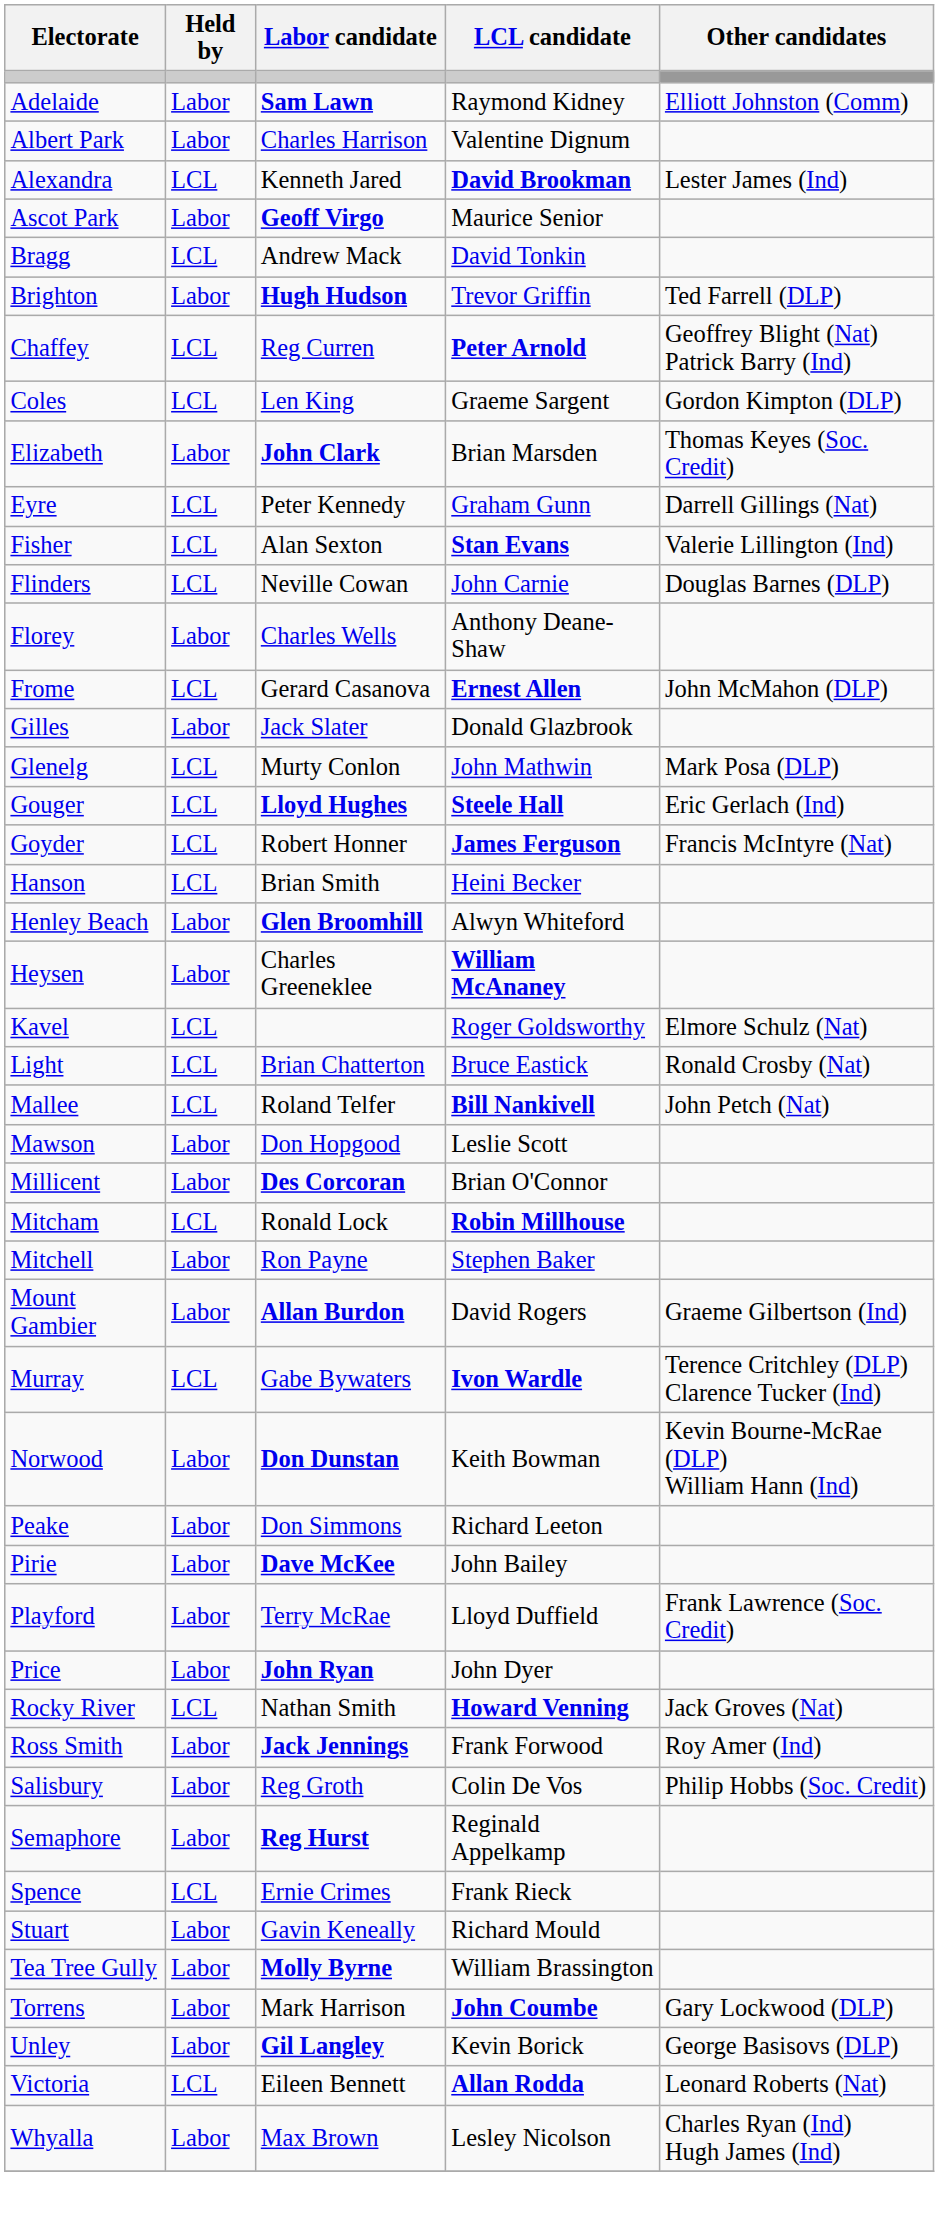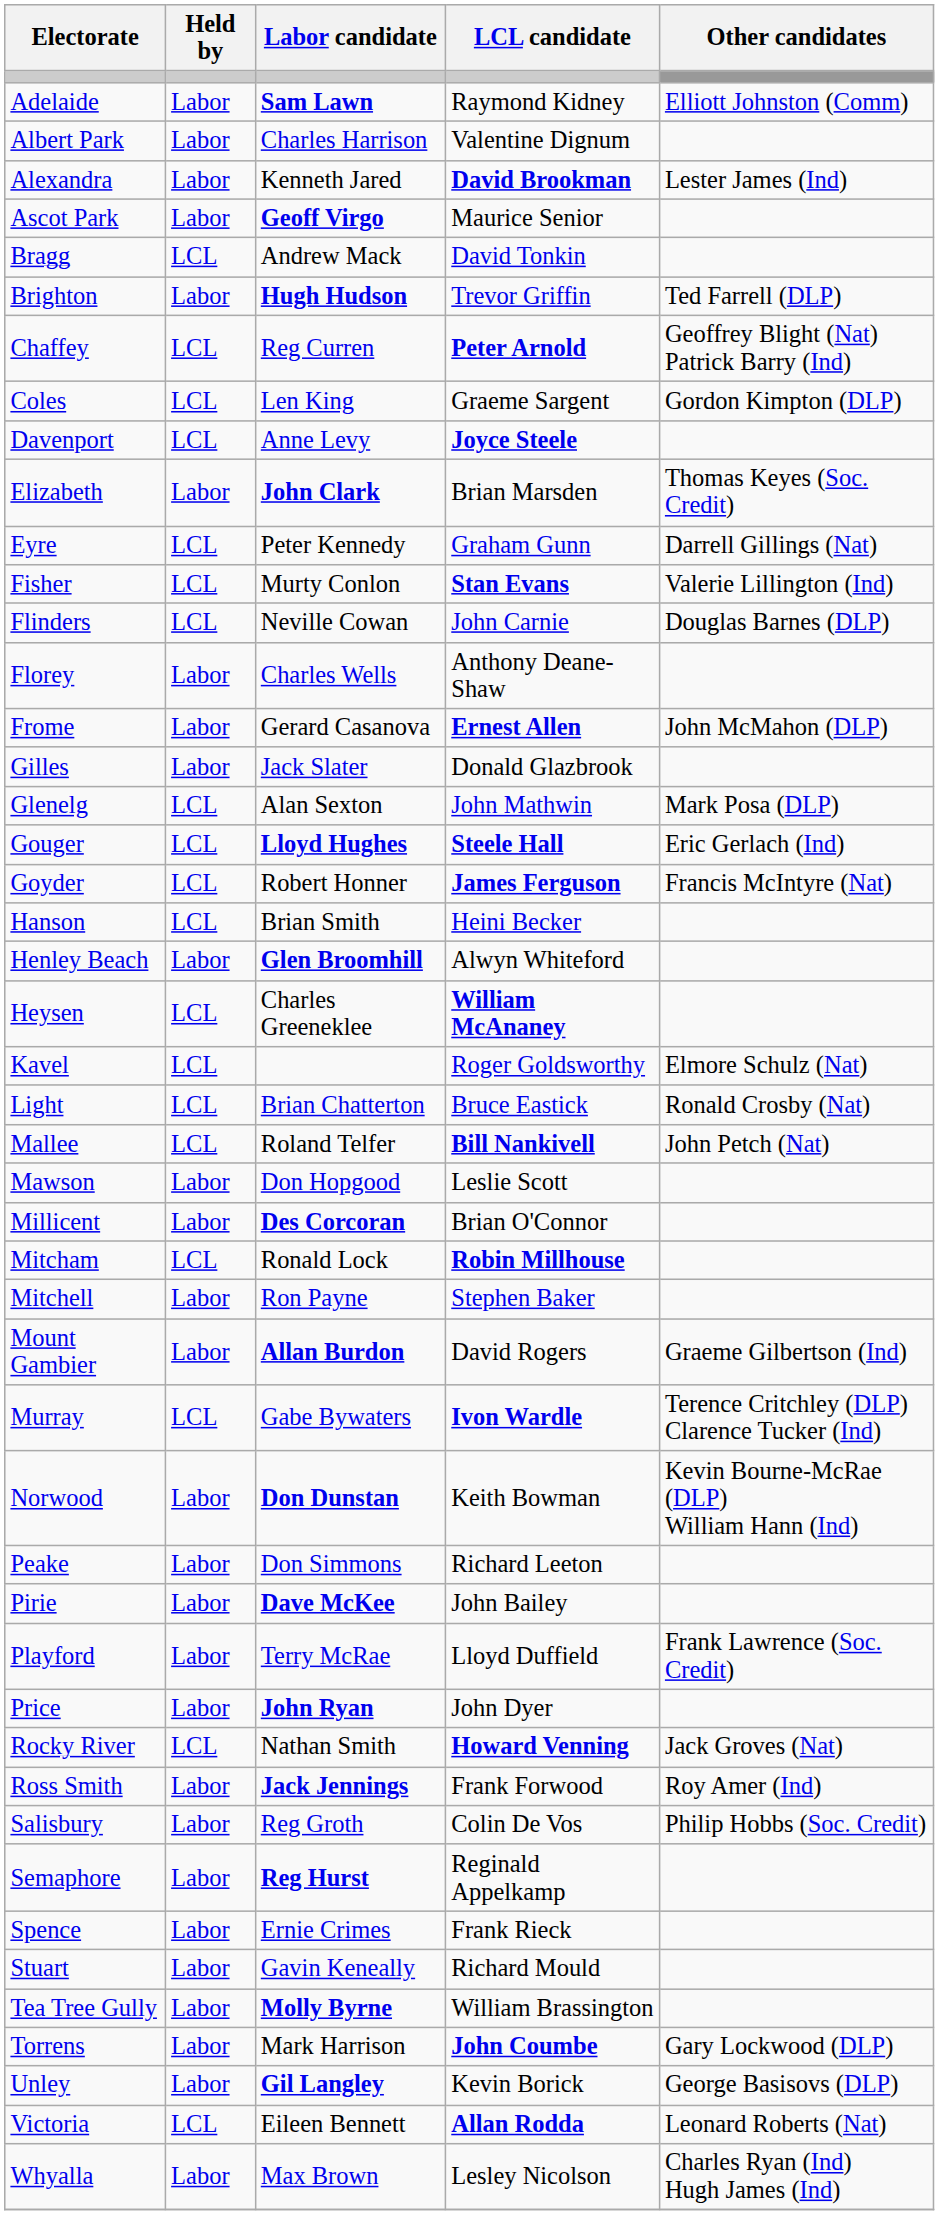(194, 179) LCL -> (200, 179) Labor
+ row: (62, 439)
(322, 544) Alan Sexton -> (331, 583) Murty Conlon
(194, 688) LCL -> (200, 727) Labor
(331, 766) Murty Conlon -> (322, 805) Alan Sexton
(200, 974) Labor -> (194, 1013) LCL
(194, 1891) LCL -> (200, 1929) Labor
